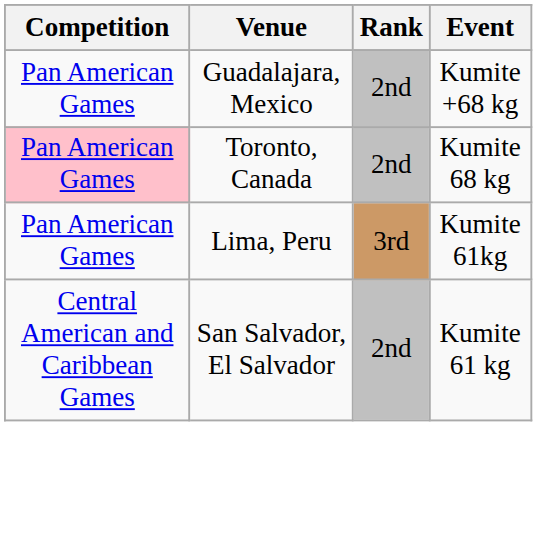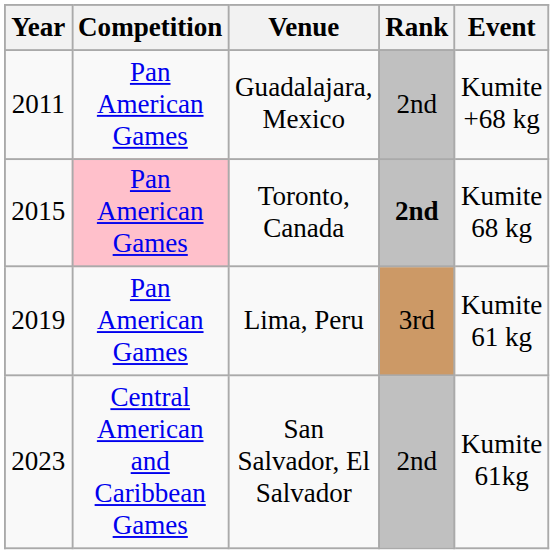+ column: (38, 27)
(391, 164) normal -> (417, 212) bold
(480, 241) Kumite 61kg -> (502, 320) Kumite 61 kg
(480, 349) Kumite 61 kg -> (502, 461) Kumite 61kg
